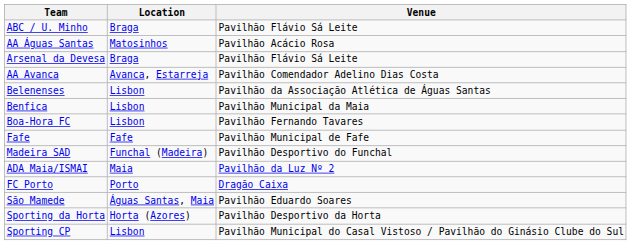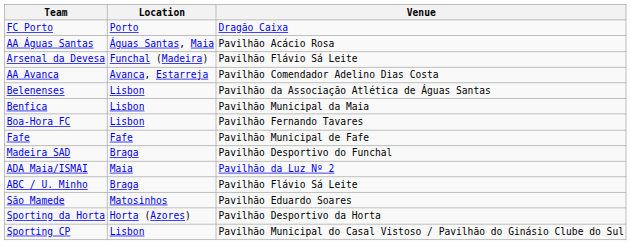rows swapped: (47, 28) <-> (30, 185)
(139, 44) Matosinhos -> (162, 44) Águas Santas, Maia
(124, 59) Braga -> (159, 59) Funchal (Madeira)
(159, 153) Funchal (Madeira) -> (124, 153) Braga
(162, 200) Águas Santas, Maia -> (139, 200) Matosinhos
